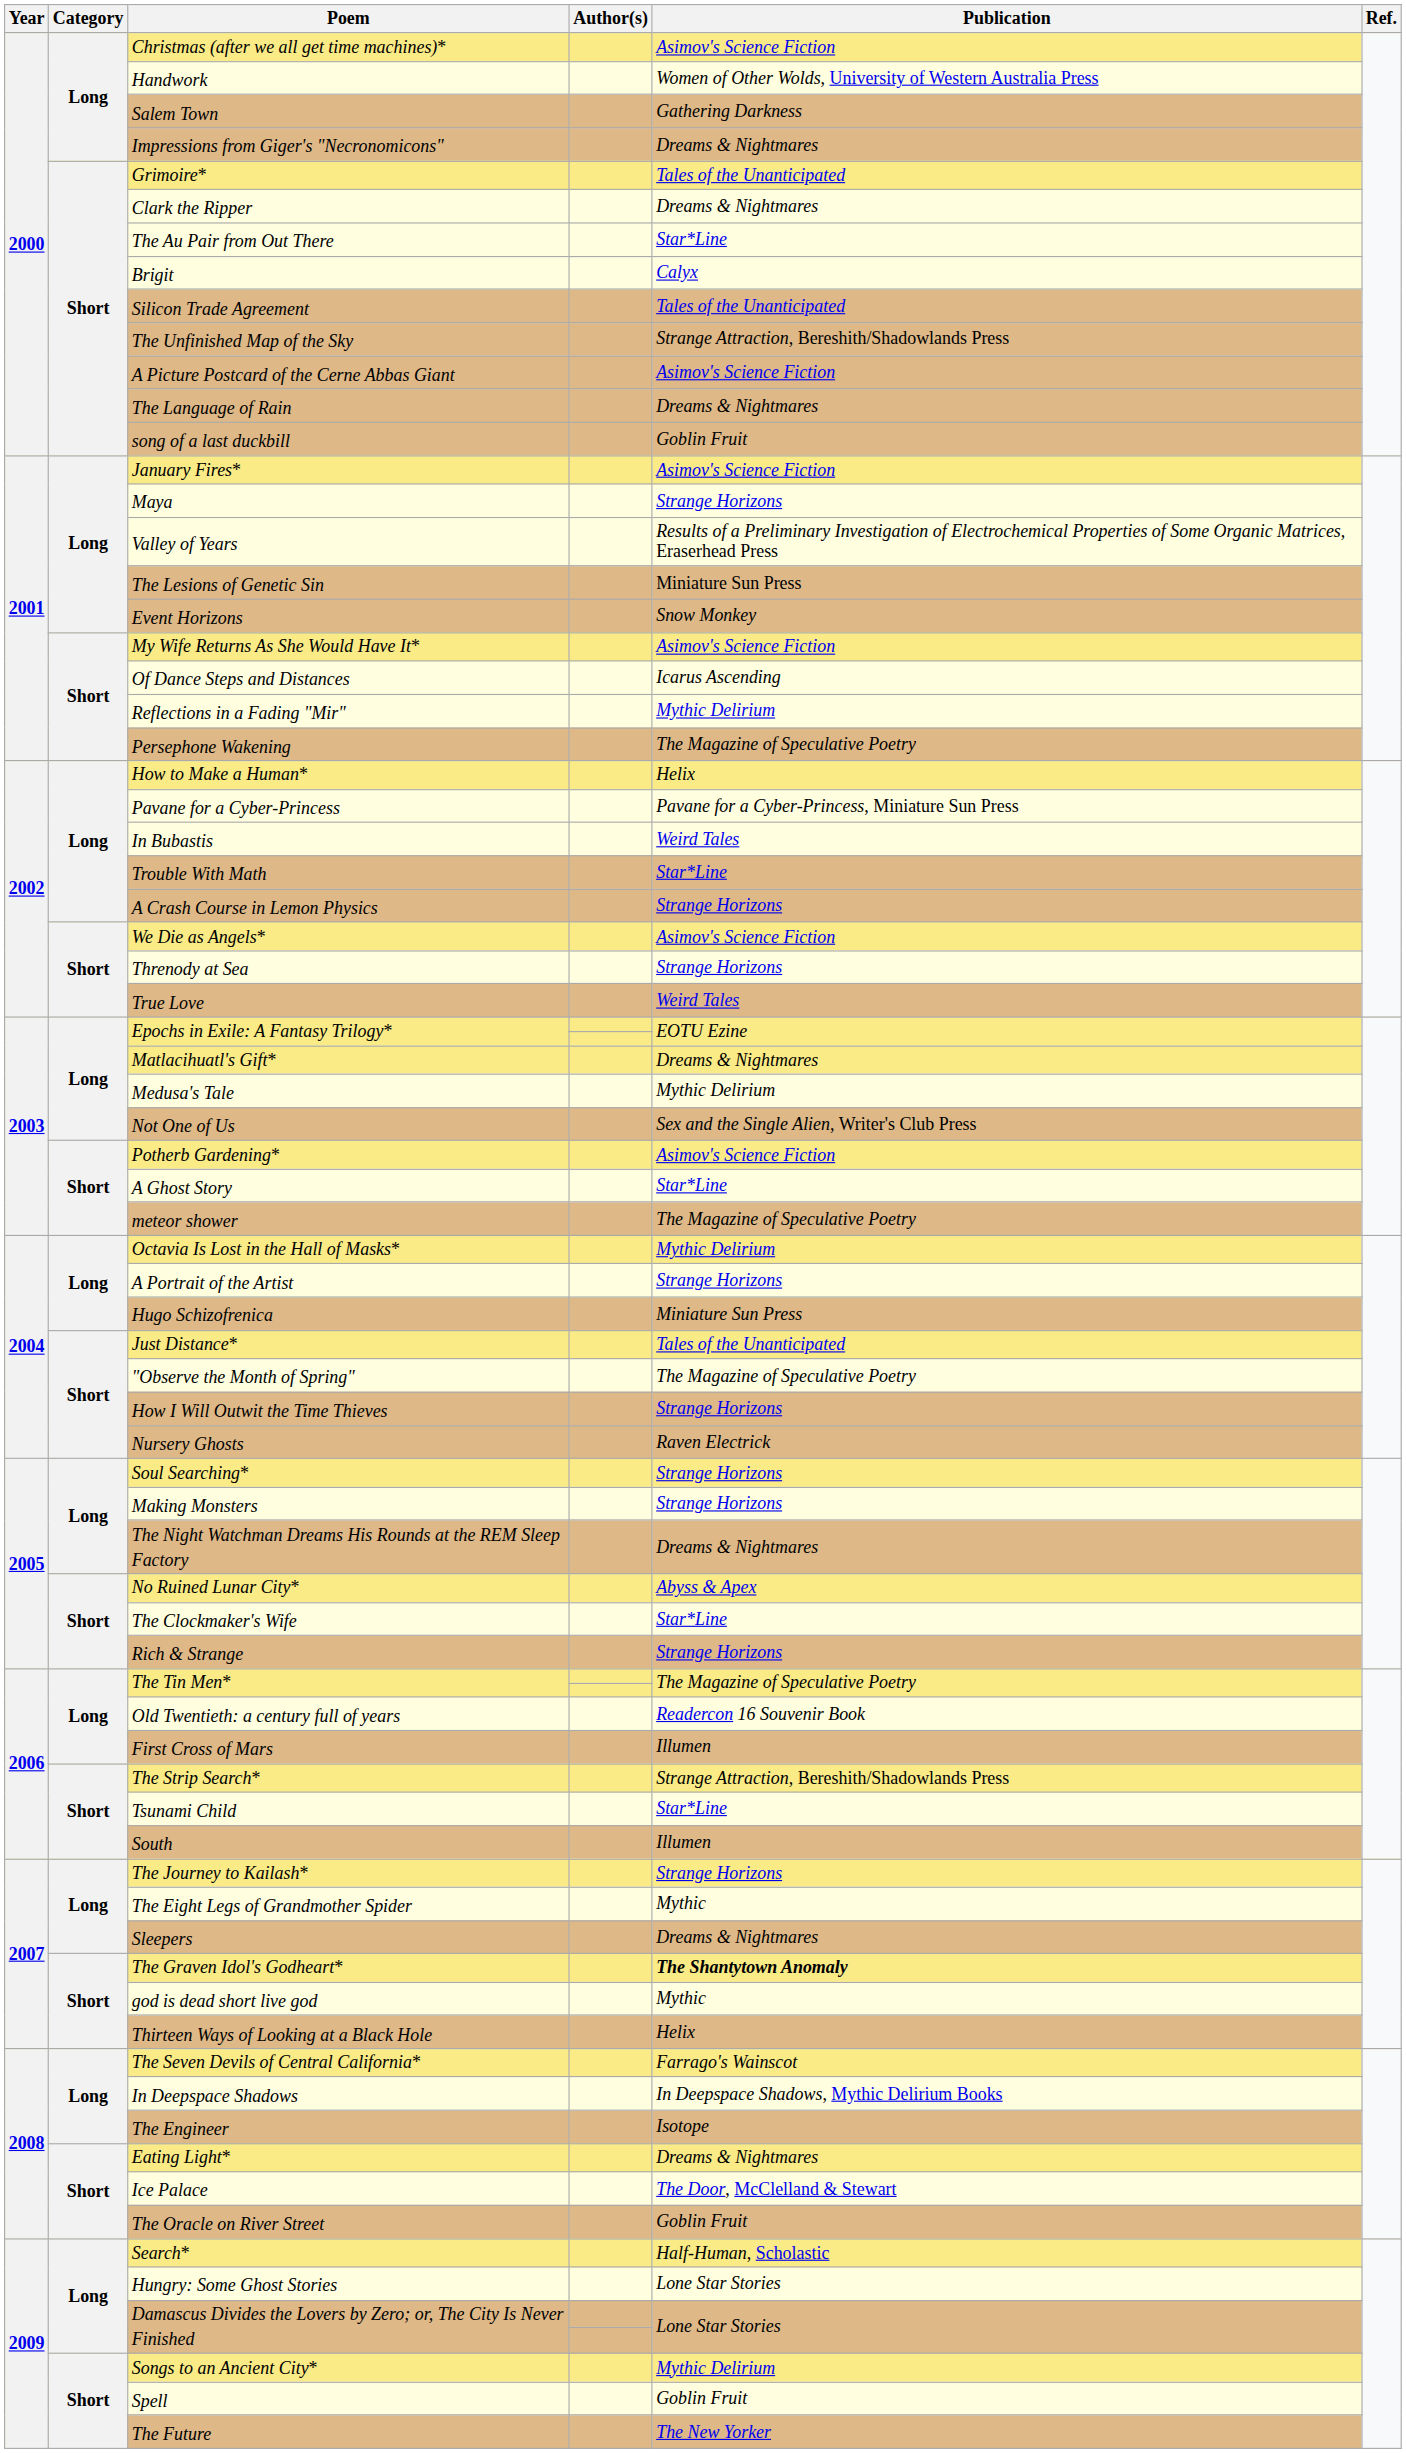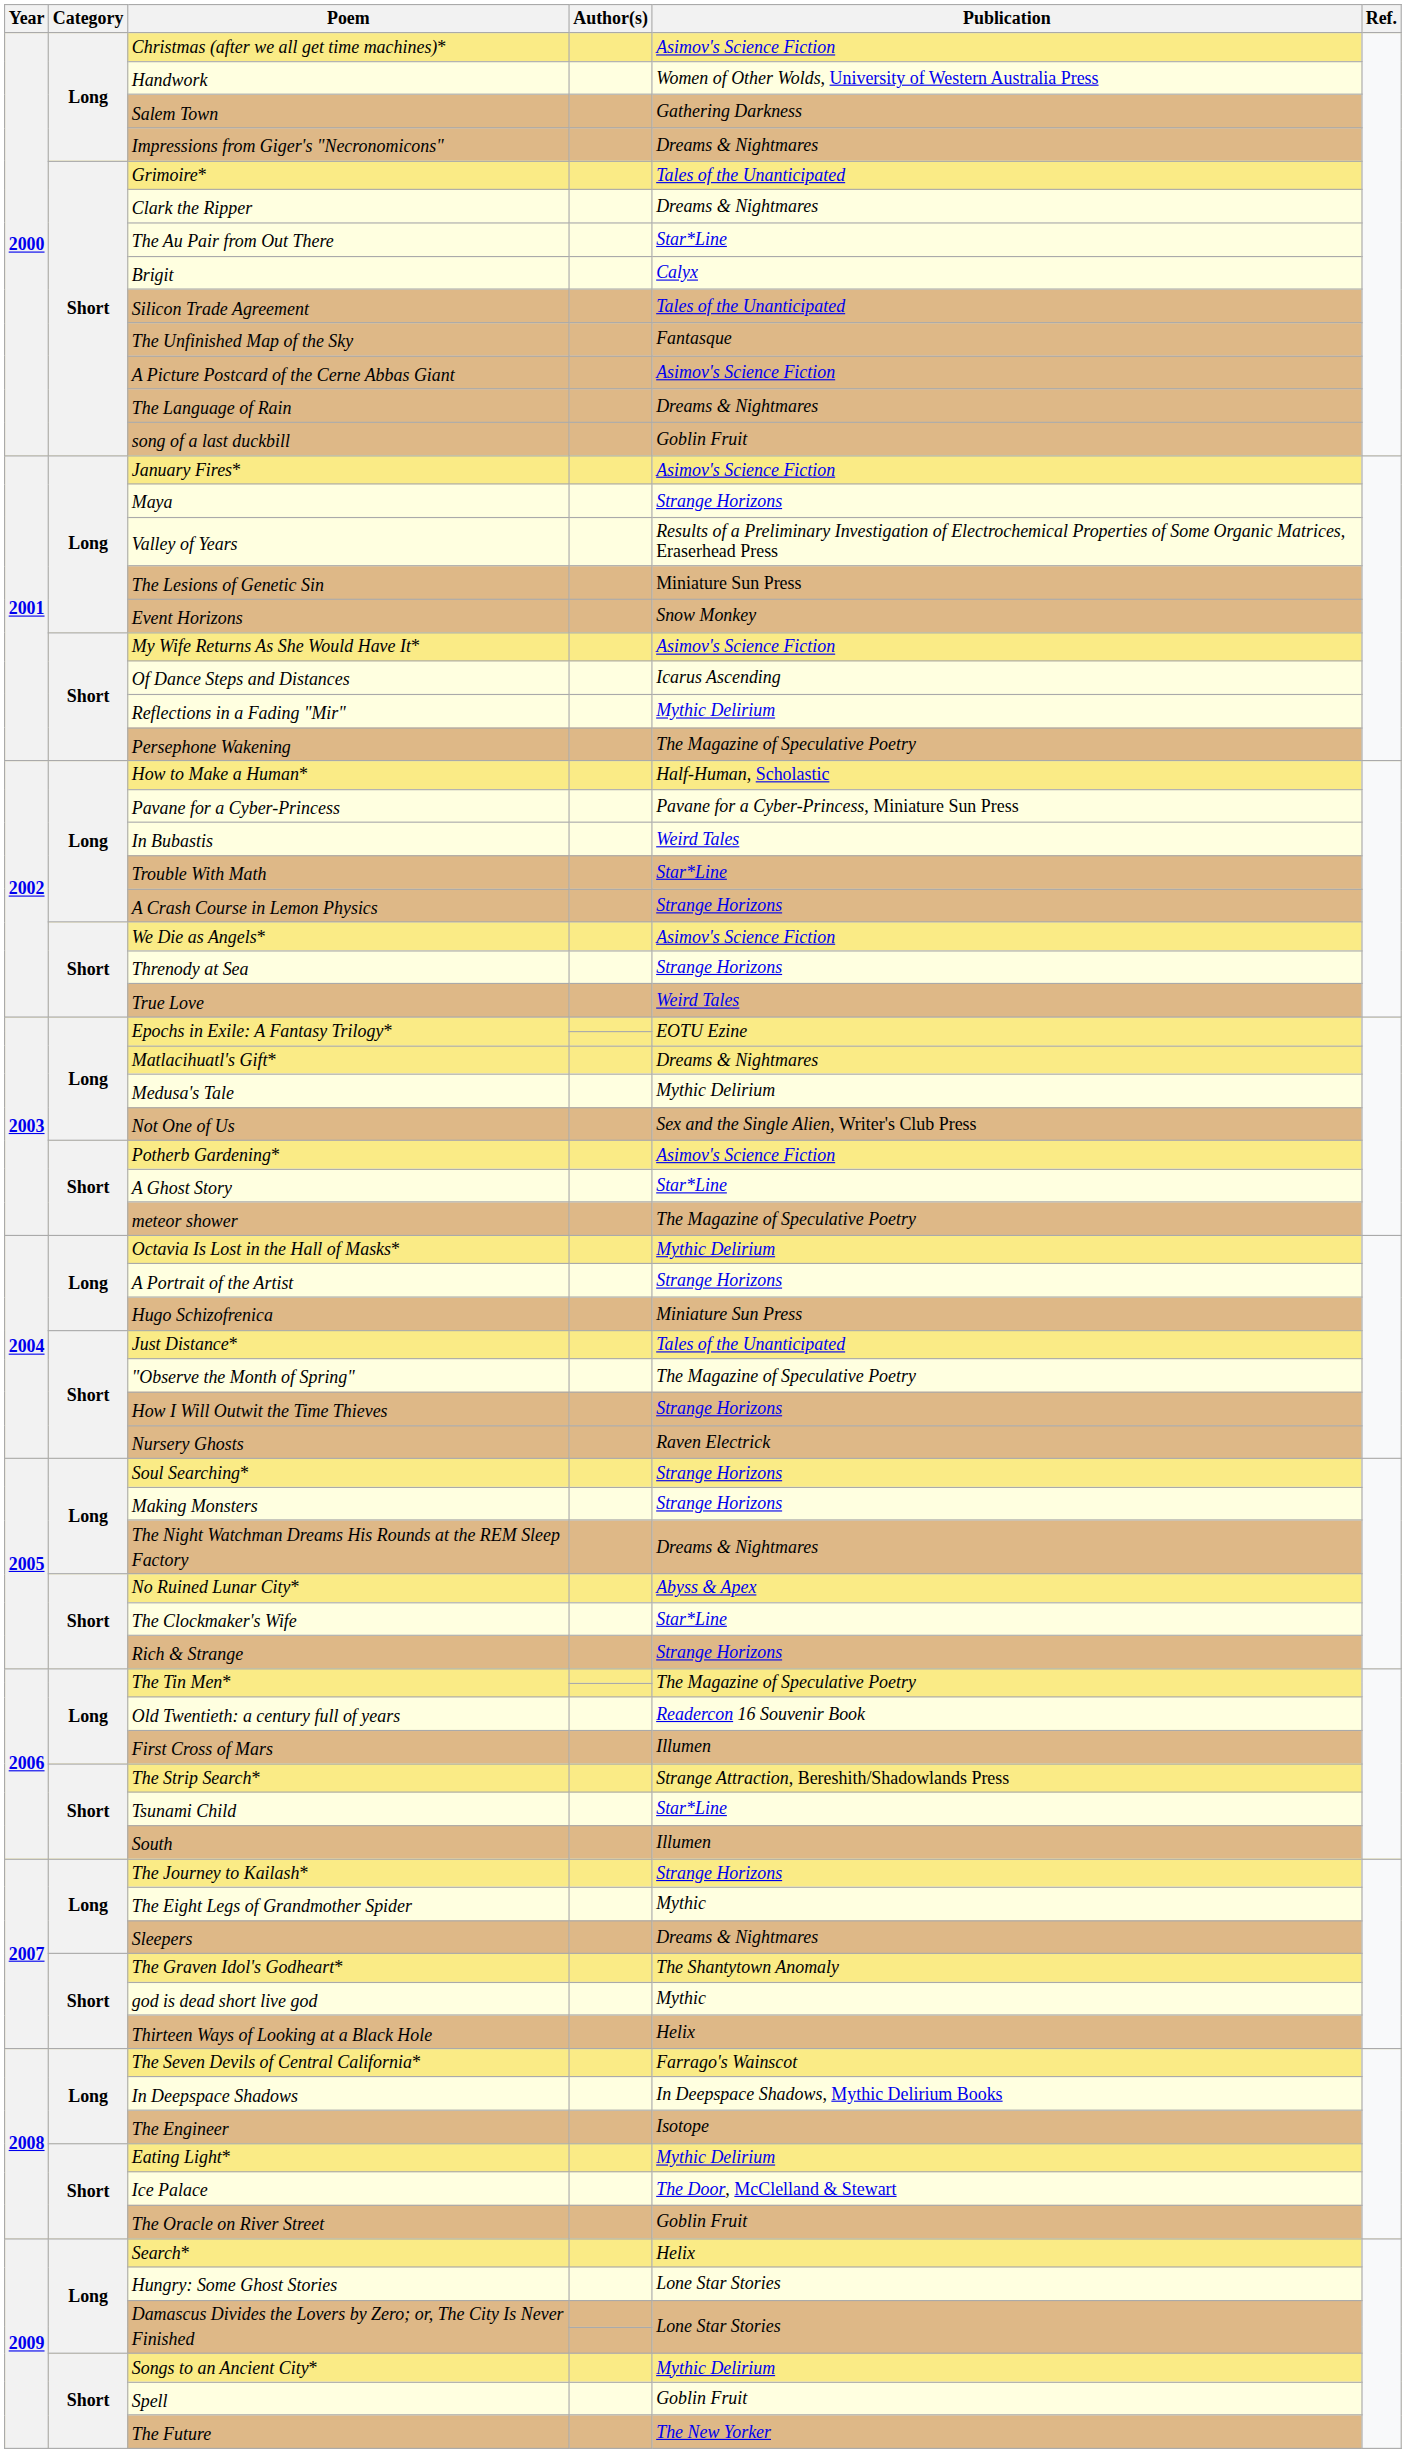(833, 339) Strange Attraction, Bereshith/Shadowlands Press -> (694, 339) Fantasque
(676, 774) Helix -> (743, 774) Half-Human, Scholastic
(752, 1967) bold -> (748, 1967) normal
(737, 2157) Dreams & Nightmares -> (716, 2157) Mythic Delirium
(743, 2252) Half-Human, Scholastic -> (676, 2252) Helix
